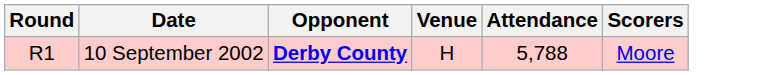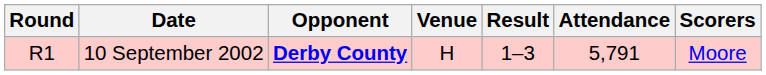+ column: (518, 20)
(542, 53) 5,788 -> (614, 53) 5,791
